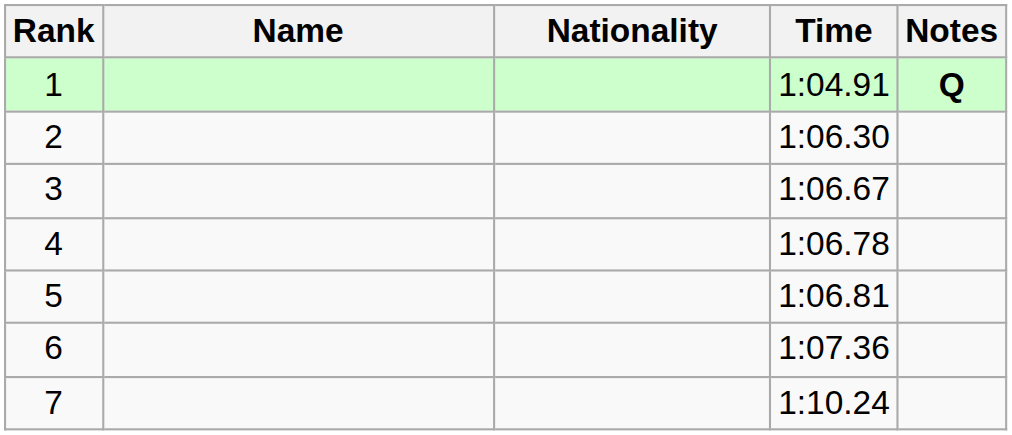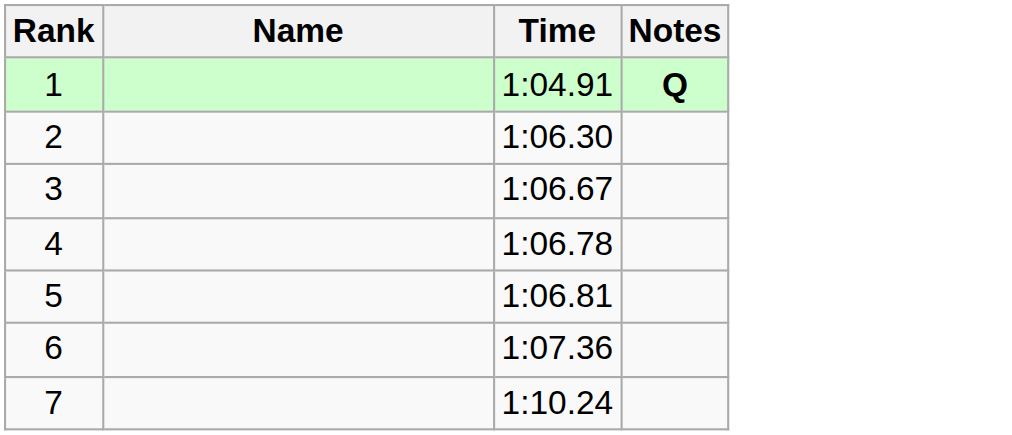- column: (632, 31)
